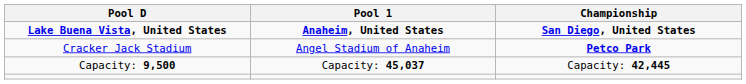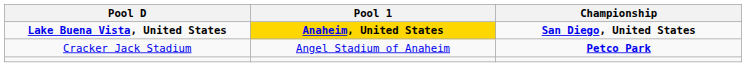(373, 30) no background -> (373, 30) gold background
- row: (127, 65)
